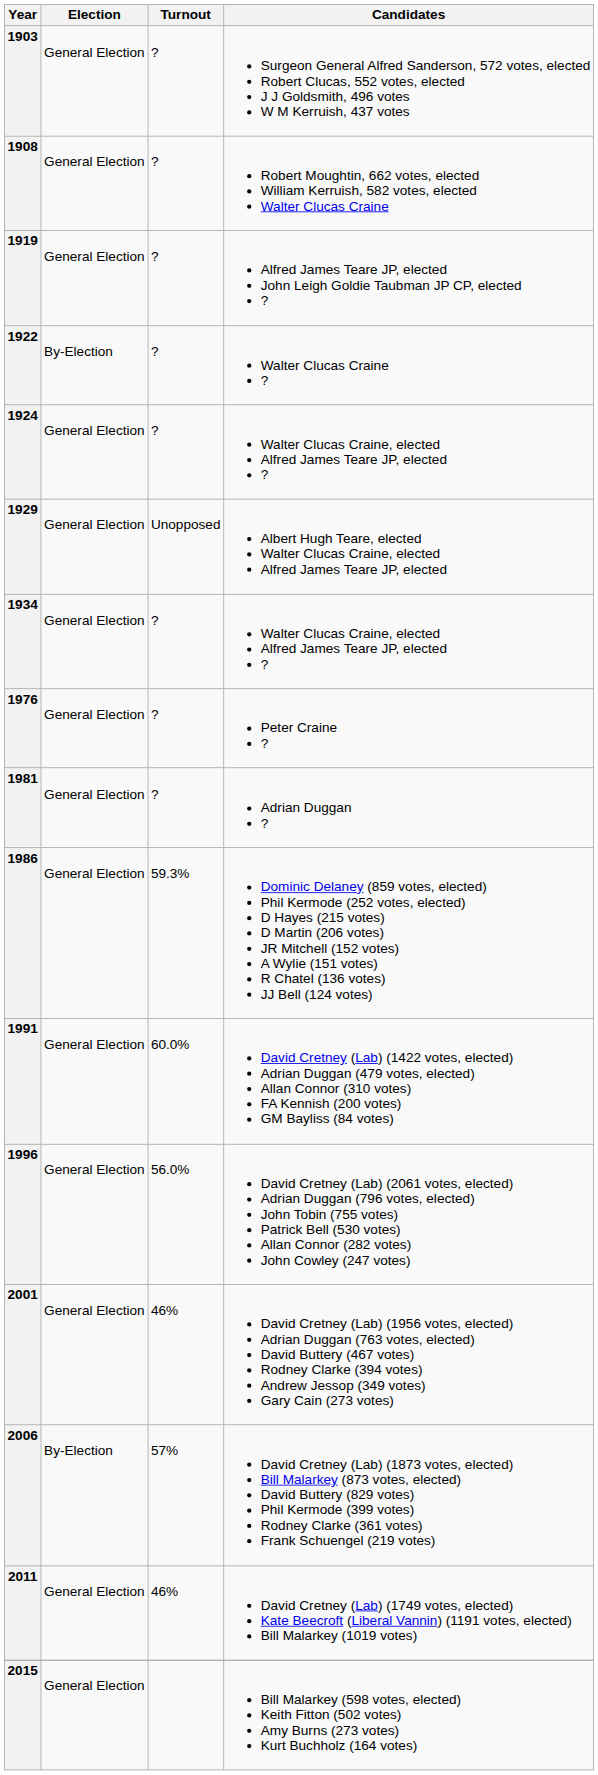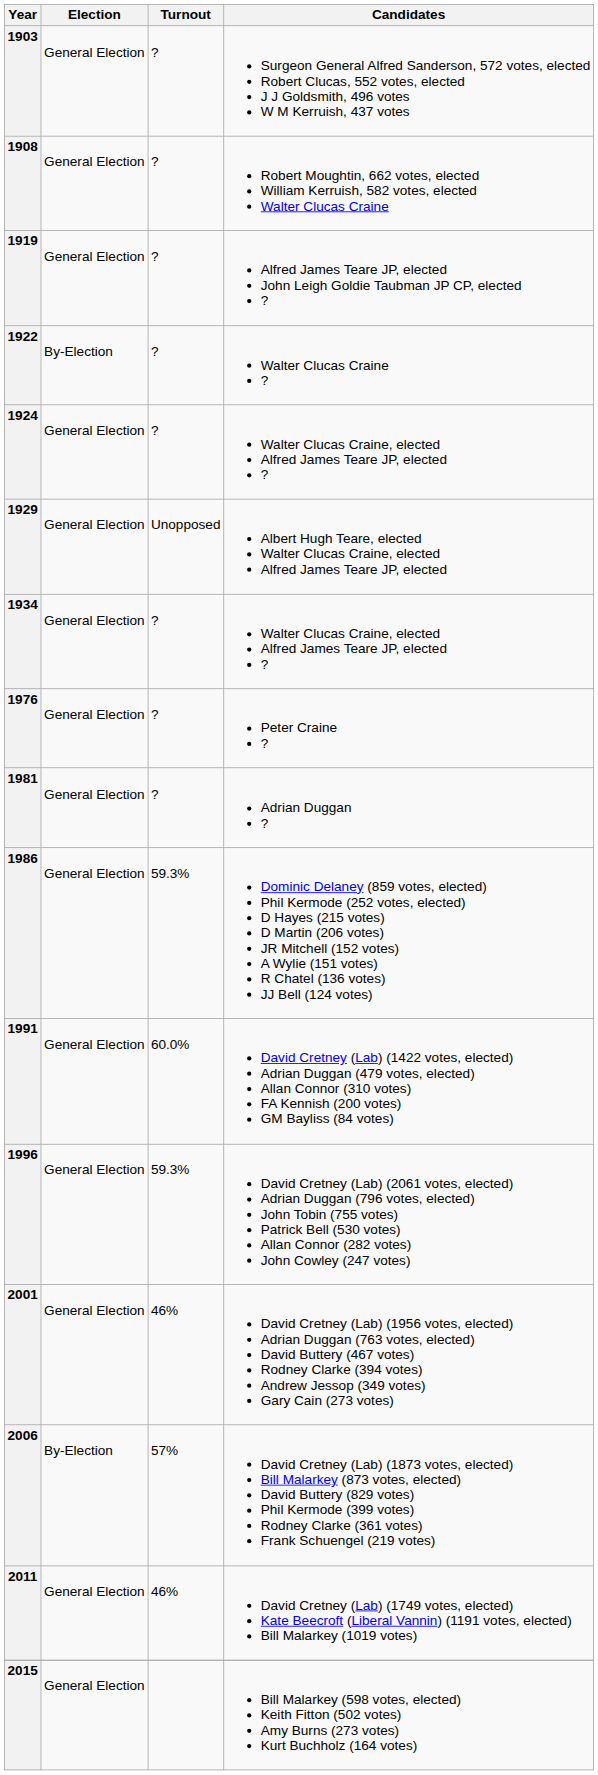(170, 1170) 56.0% -> (170, 1170) 59.3%
